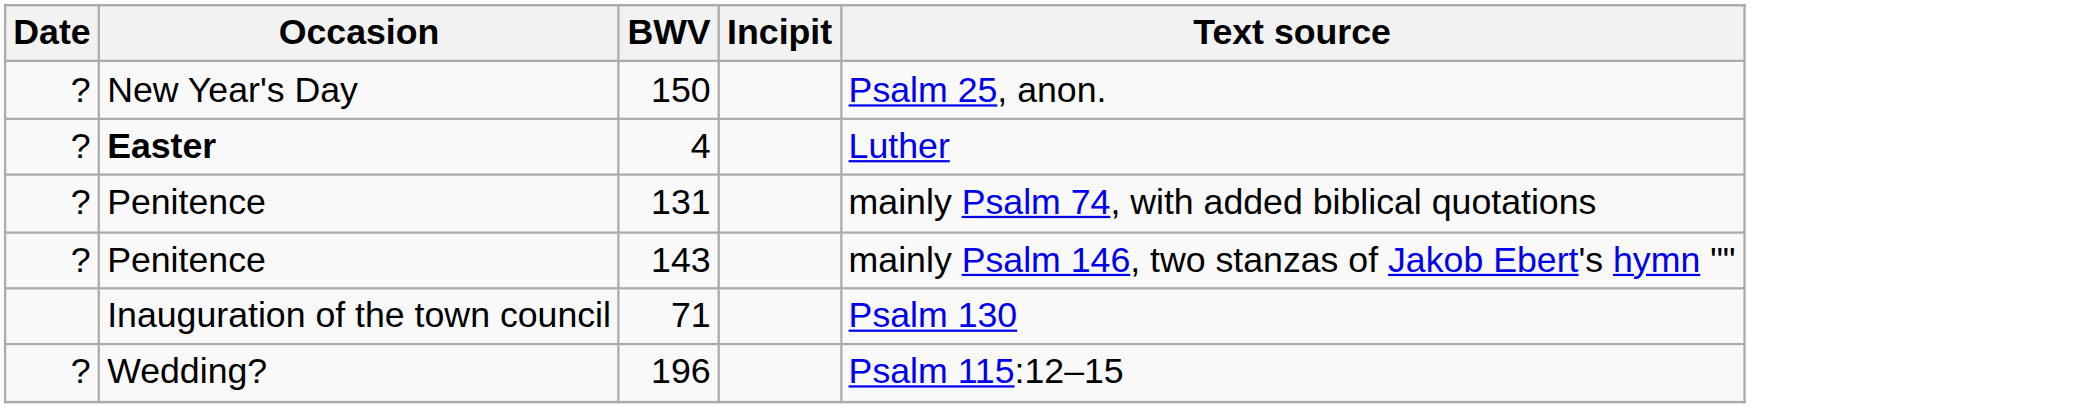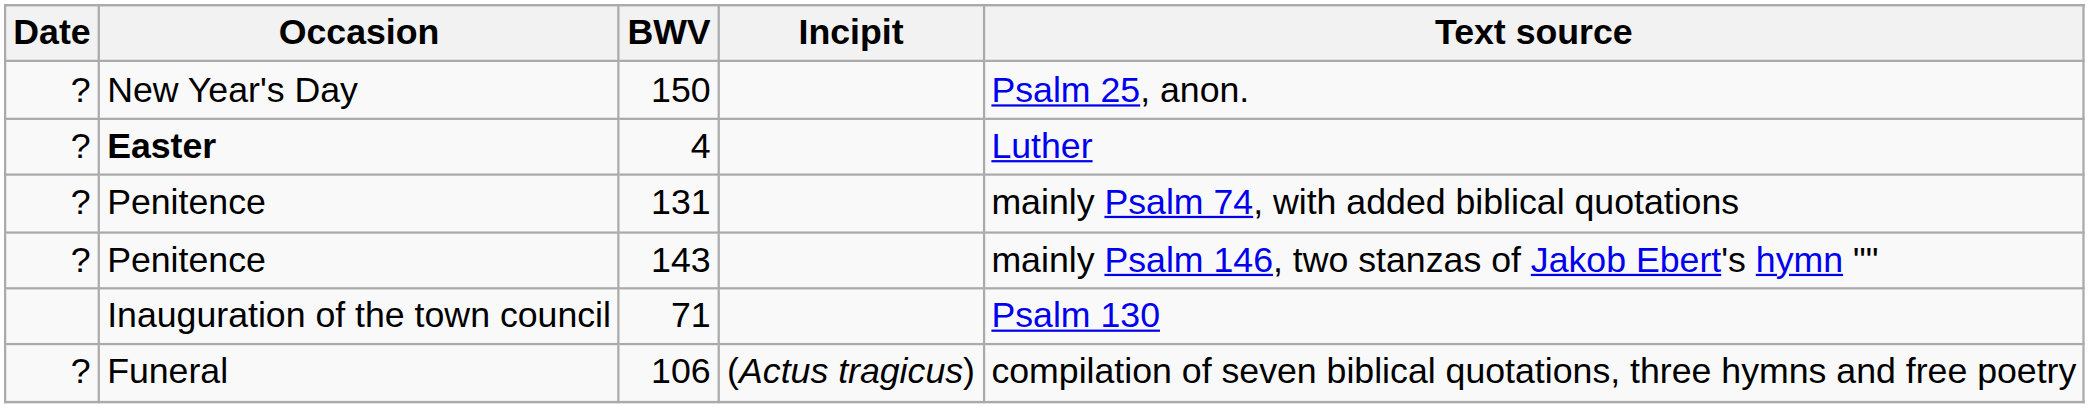- row: (681, 372)
+ row: (681, 372)
